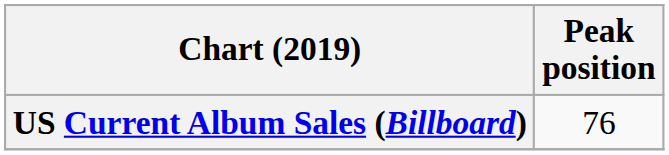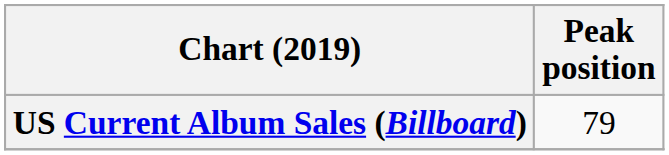(599, 121) 76 -> (599, 121) 79
